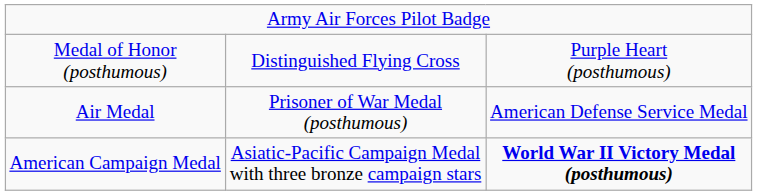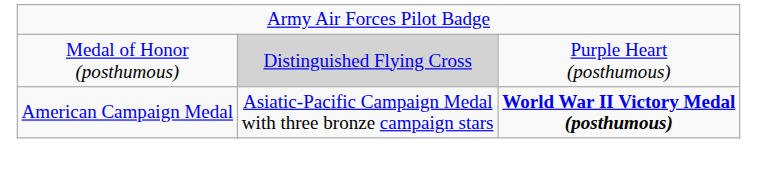(355, 60) no background -> (368, 60) lightgrey background
- row: (115, 112)
